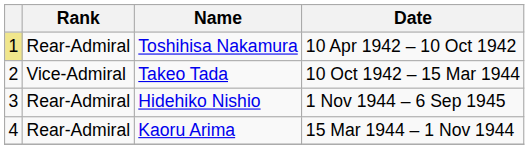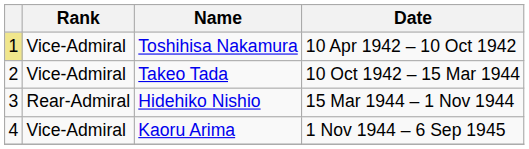(78, 46) Rear-Admiral -> (76, 46) Vice-Admiral
(406, 102) 1 Nov 1944 – 6 Sep 1945 -> (410, 102) 15 Mar 1944 – 1 Nov 1944
(78, 130) Rear-Admiral -> (76, 130) Vice-Admiral
(410, 130) 15 Mar 1944 – 1 Nov 1944 -> (406, 130) 1 Nov 1944 – 6 Sep 1945
